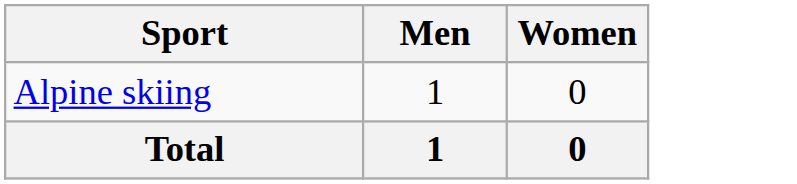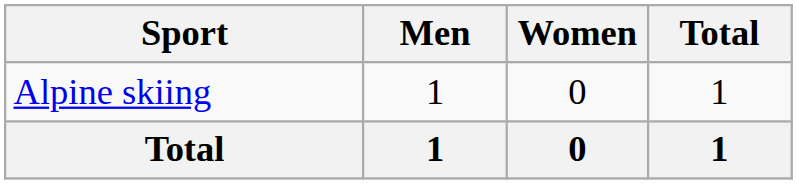+ column: (719, 33)
